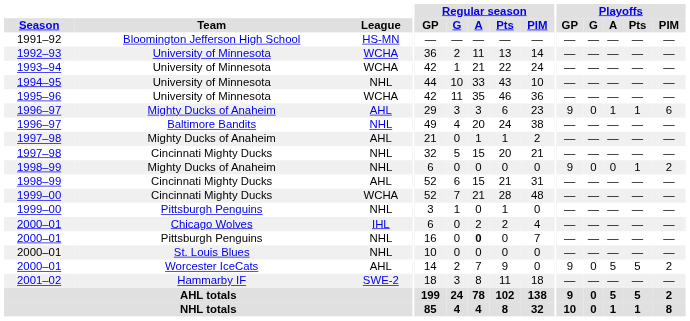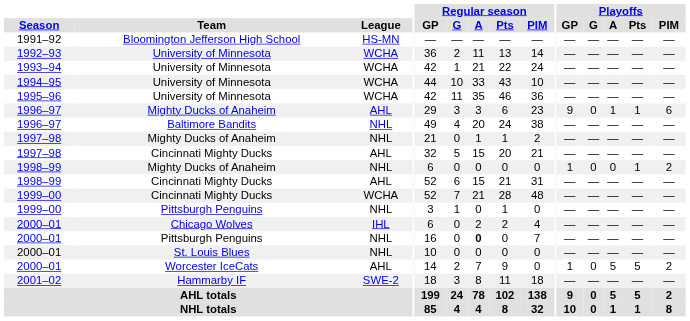(381, 82) NHL -> (381, 82) WCHA
(381, 139) AHL -> (381, 139) NHL
(381, 153) NHL -> (381, 153) AHL
(570, 167) 9 -> (570, 167) 1
(570, 266) 9 -> (570, 266) 1
